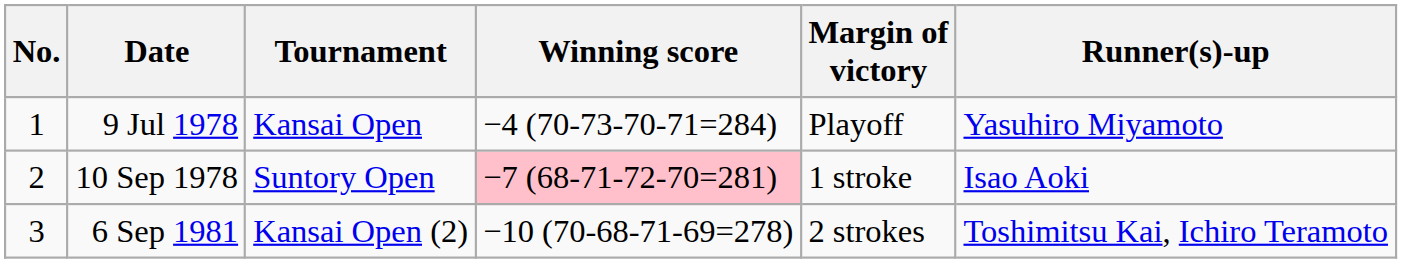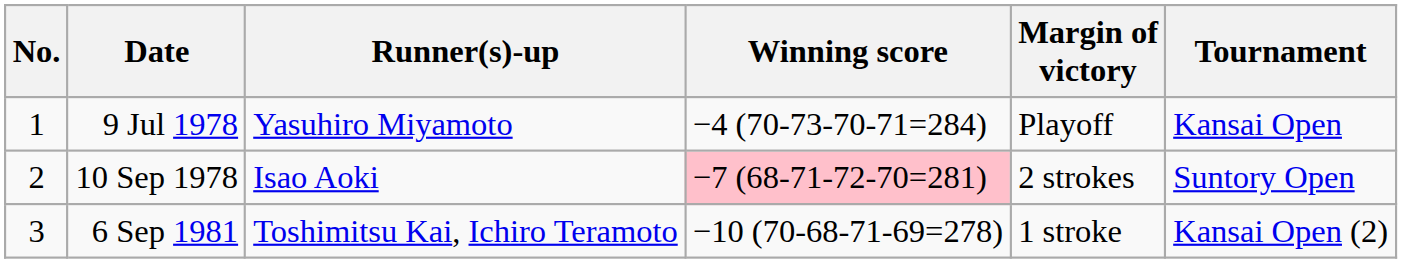columns swapped: (361, 50) <-> (1176, 50)
(860, 177) 1 stroke -> (1076, 177) 2 strokes
(867, 230) 2 strokes -> (1070, 230) 1 stroke
